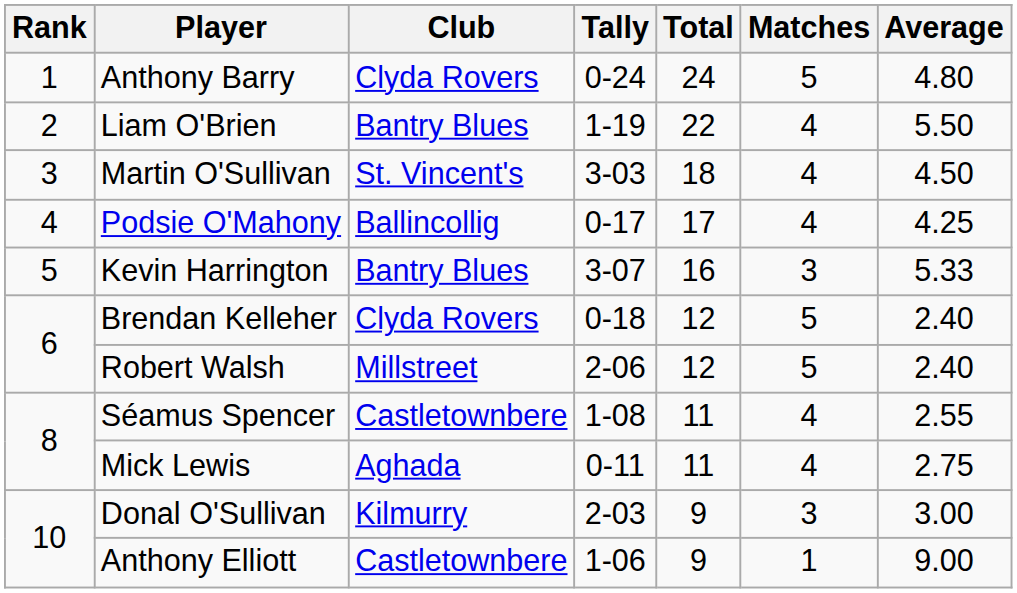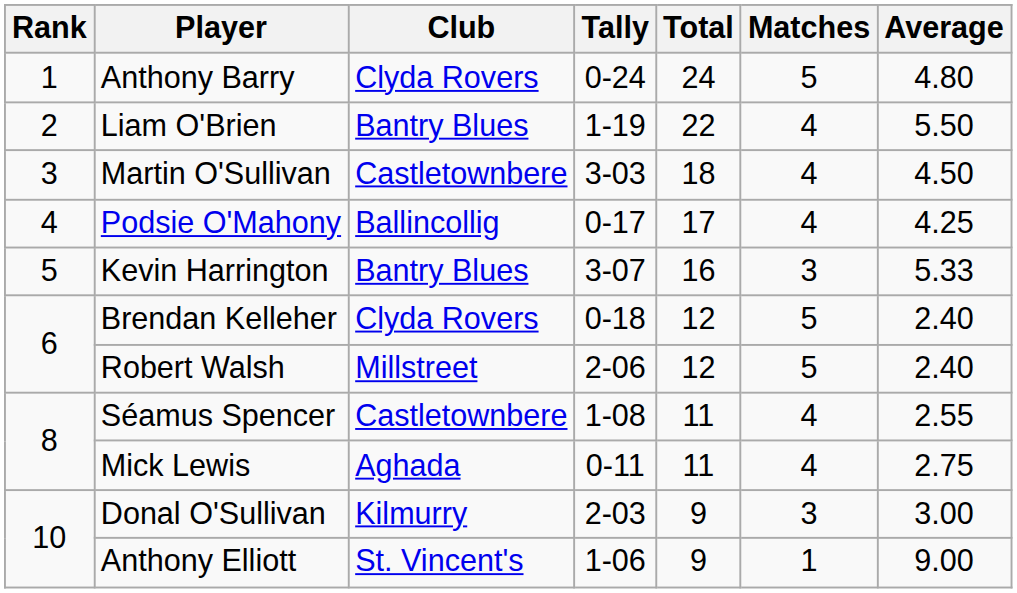(439, 174) St. Vincent's -> (461, 174) Castletownbere
(461, 561) Castletownbere -> (439, 561) St. Vincent's
